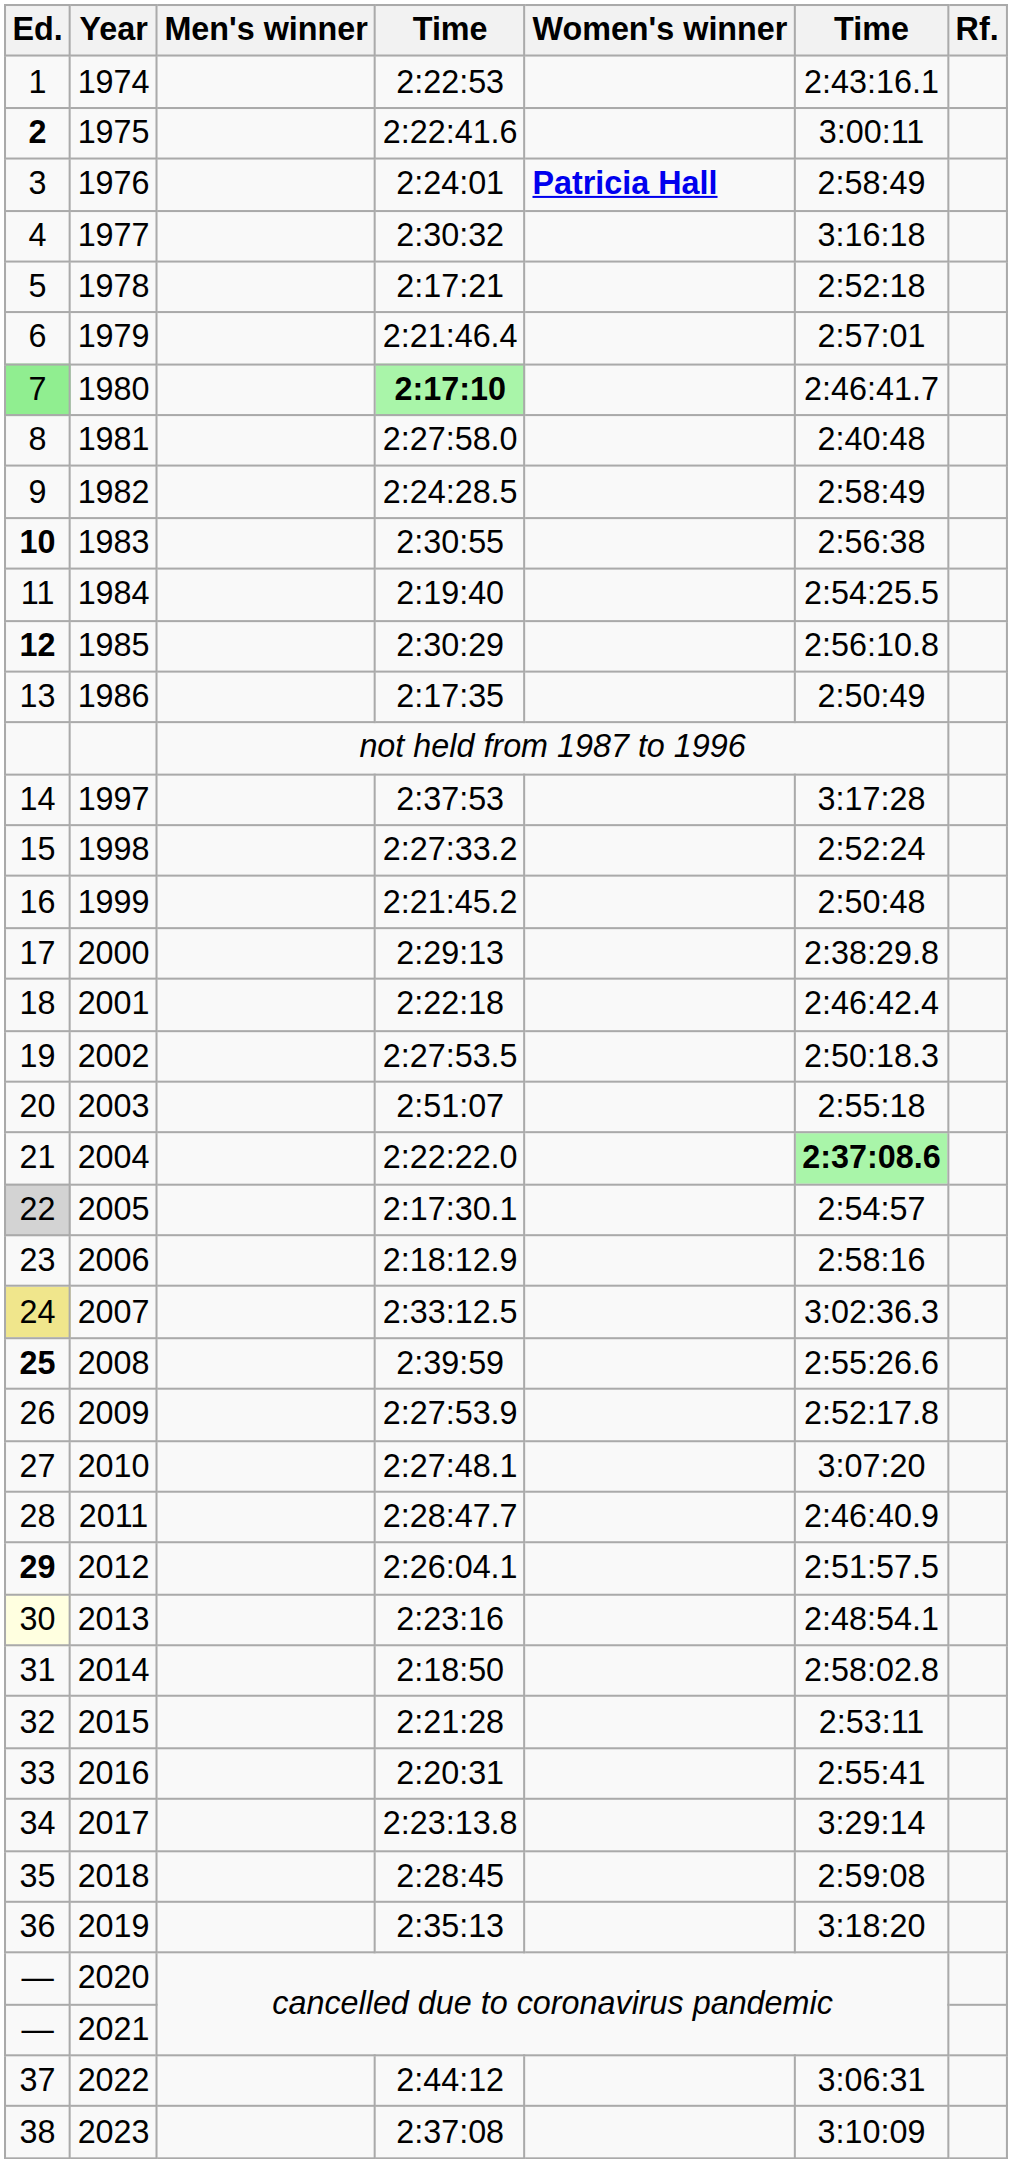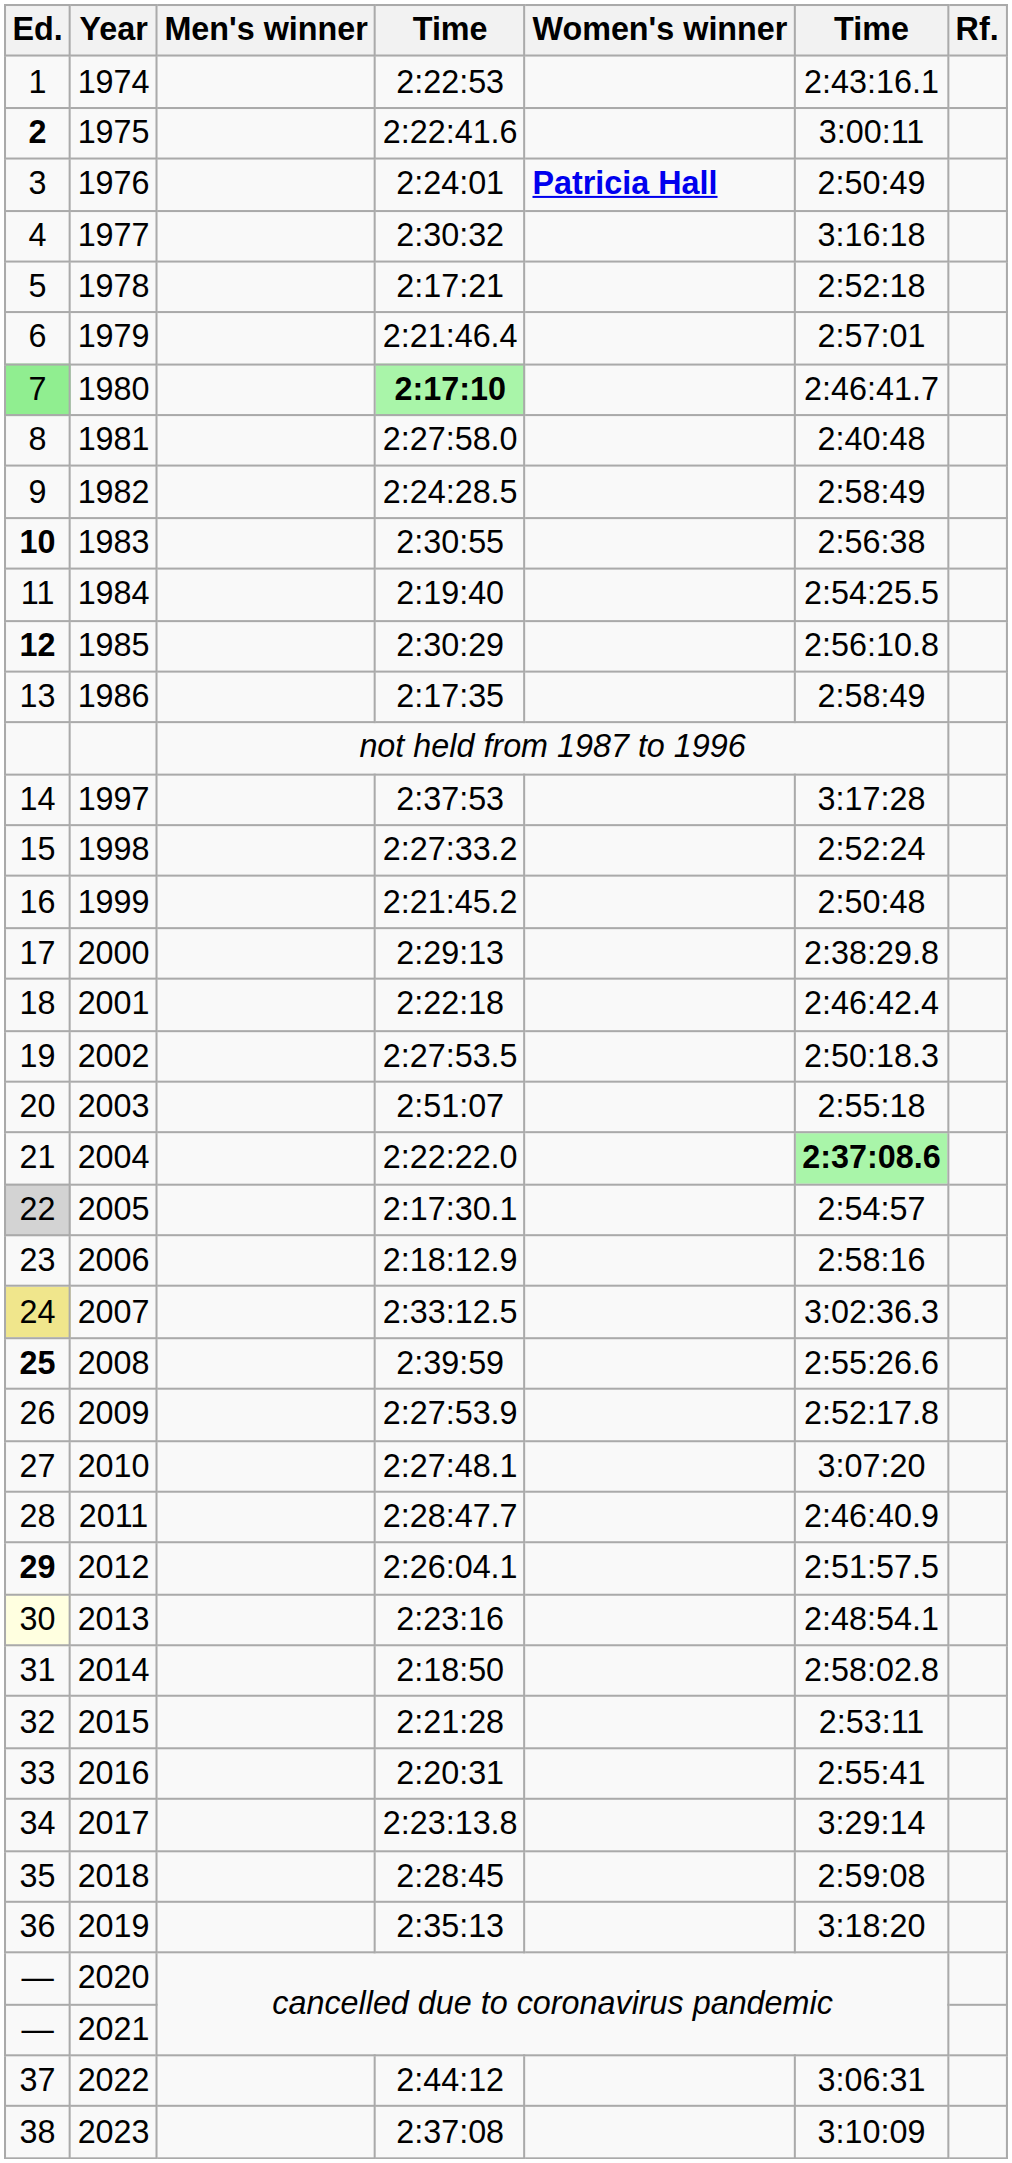(871, 183) 2:58:49 -> (871, 183) 2:50:49
(871, 696) 2:50:49 -> (871, 696) 2:58:49
